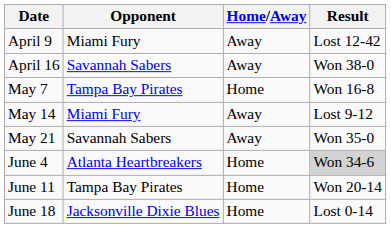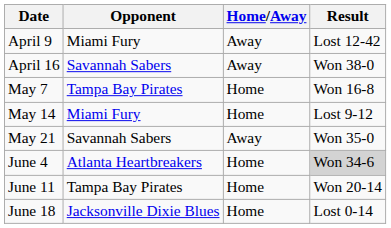(244, 114) Away -> (245, 114) Home
